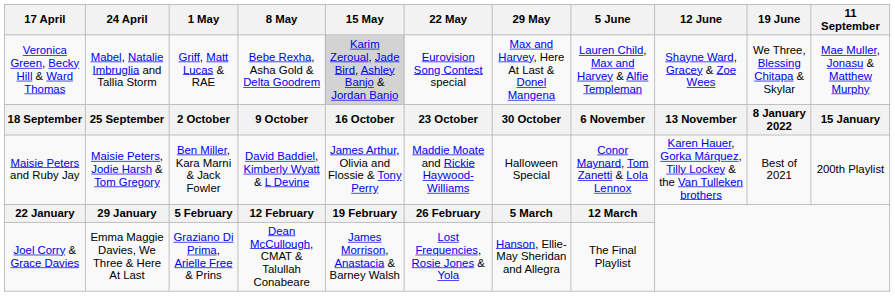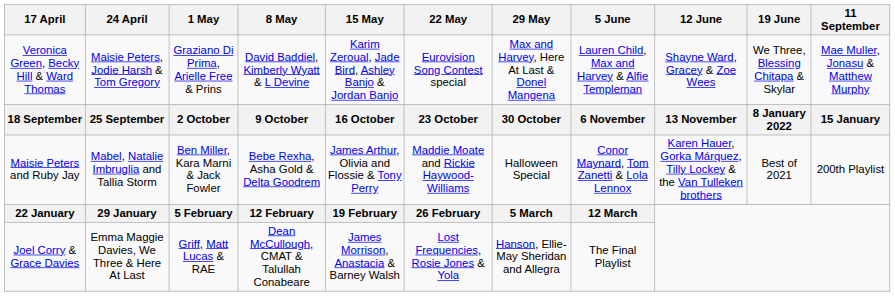(127, 69) Mabel, Natalie Imbruglia and Tallia Storm -> (127, 69) Maisie Peters, Jodie Harsh & Tom Gregory
(203, 69) Griff, Matt Lucas & RAE -> (203, 69) Graziano Di Prima, Arielle Free & Prins
(282, 69) Bebe Rexha, Asha Gold & Delta Goodrem -> (282, 69) David Baddiel, Kimberly Wyatt & L Devine
(365, 69) lightgrey background -> (365, 69) no background
(127, 169) Maisie Peters, Jodie Harsh & Tom Gregory -> (127, 169) Mabel, Natalie Imbruglia and Tallia Storm
(282, 169) David Baddiel, Kimberly Wyatt & L Devine -> (282, 169) Bebe Rexha, Asha Gold & Delta Goodrem
(203, 256) Graziano Di Prima, Arielle Free & Prins -> (203, 256) Griff, Matt Lucas & RAE
